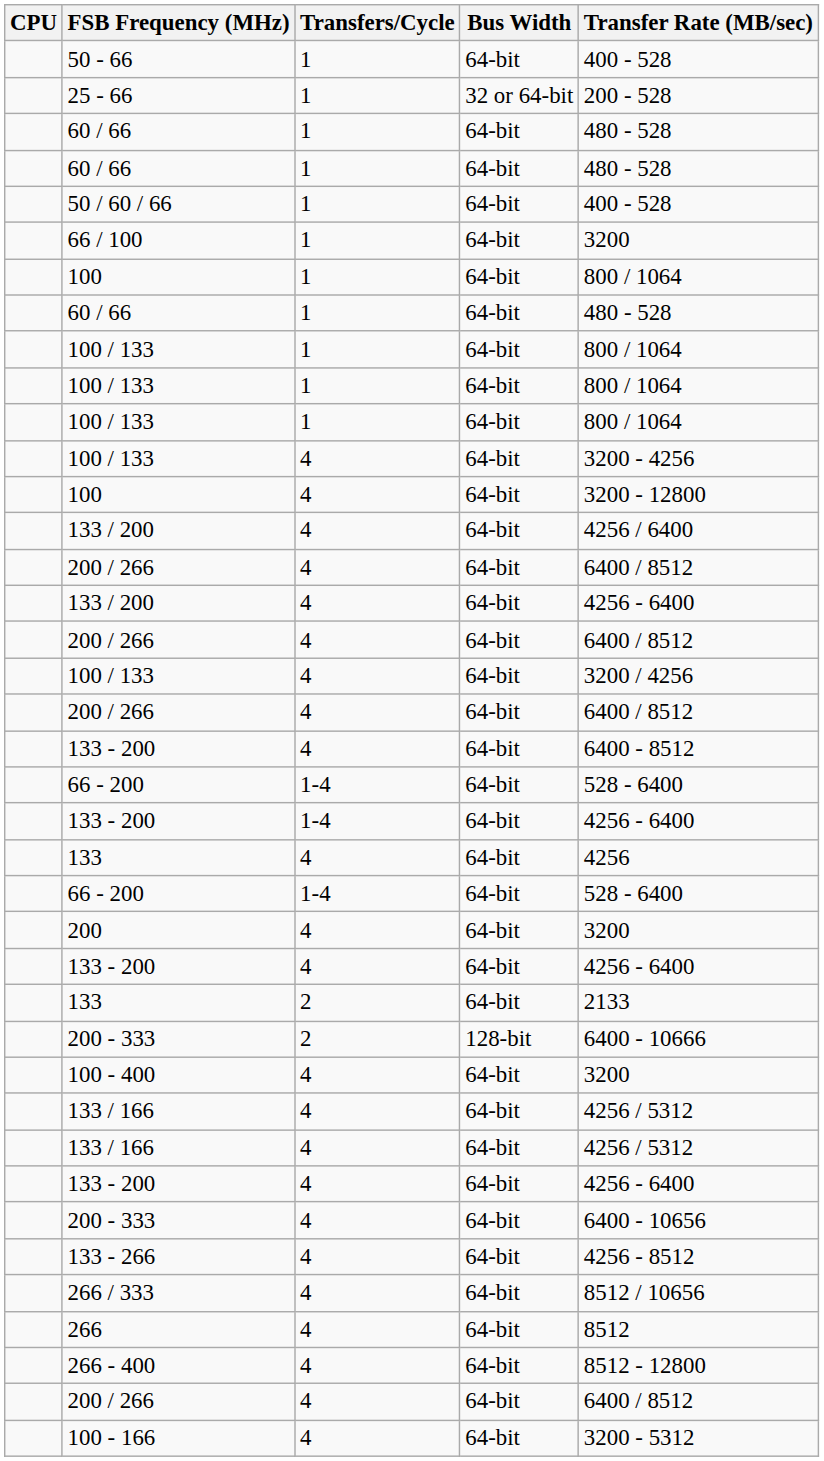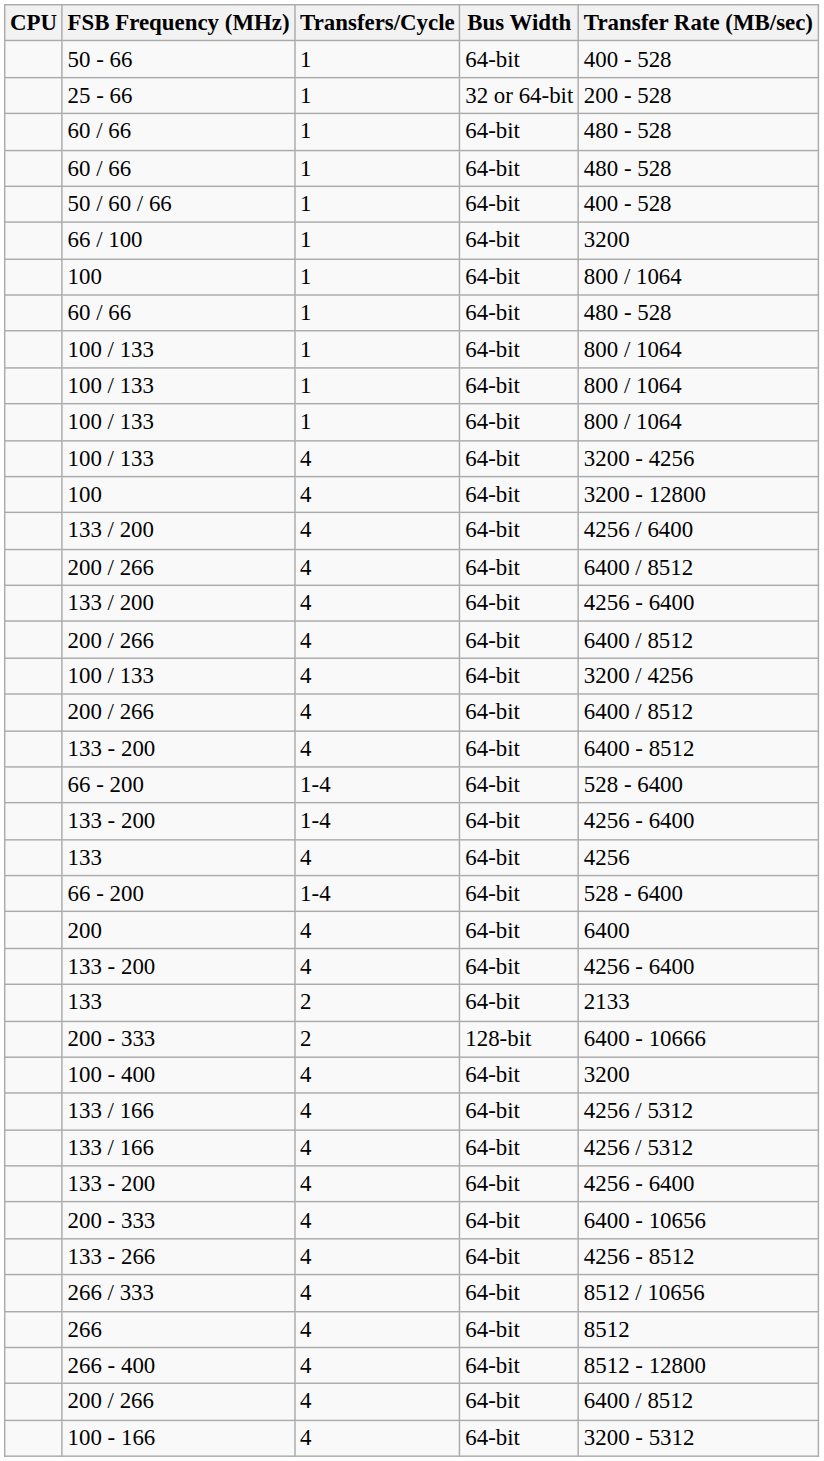(607, 929) 3200 -> (607, 929) 6400
